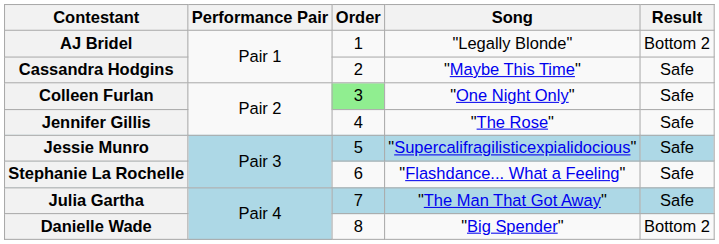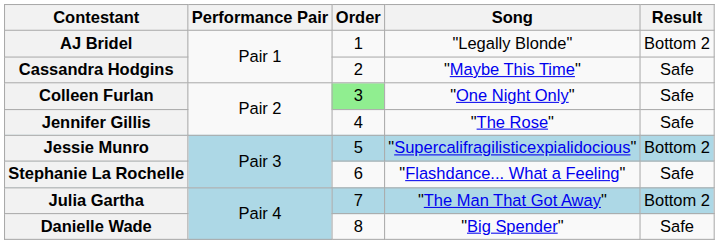(677, 148) Safe -> (677, 148) Bottom 2
(677, 200) Safe -> (677, 200) Bottom 2
(677, 226) Bottom 2 -> (677, 226) Safe
